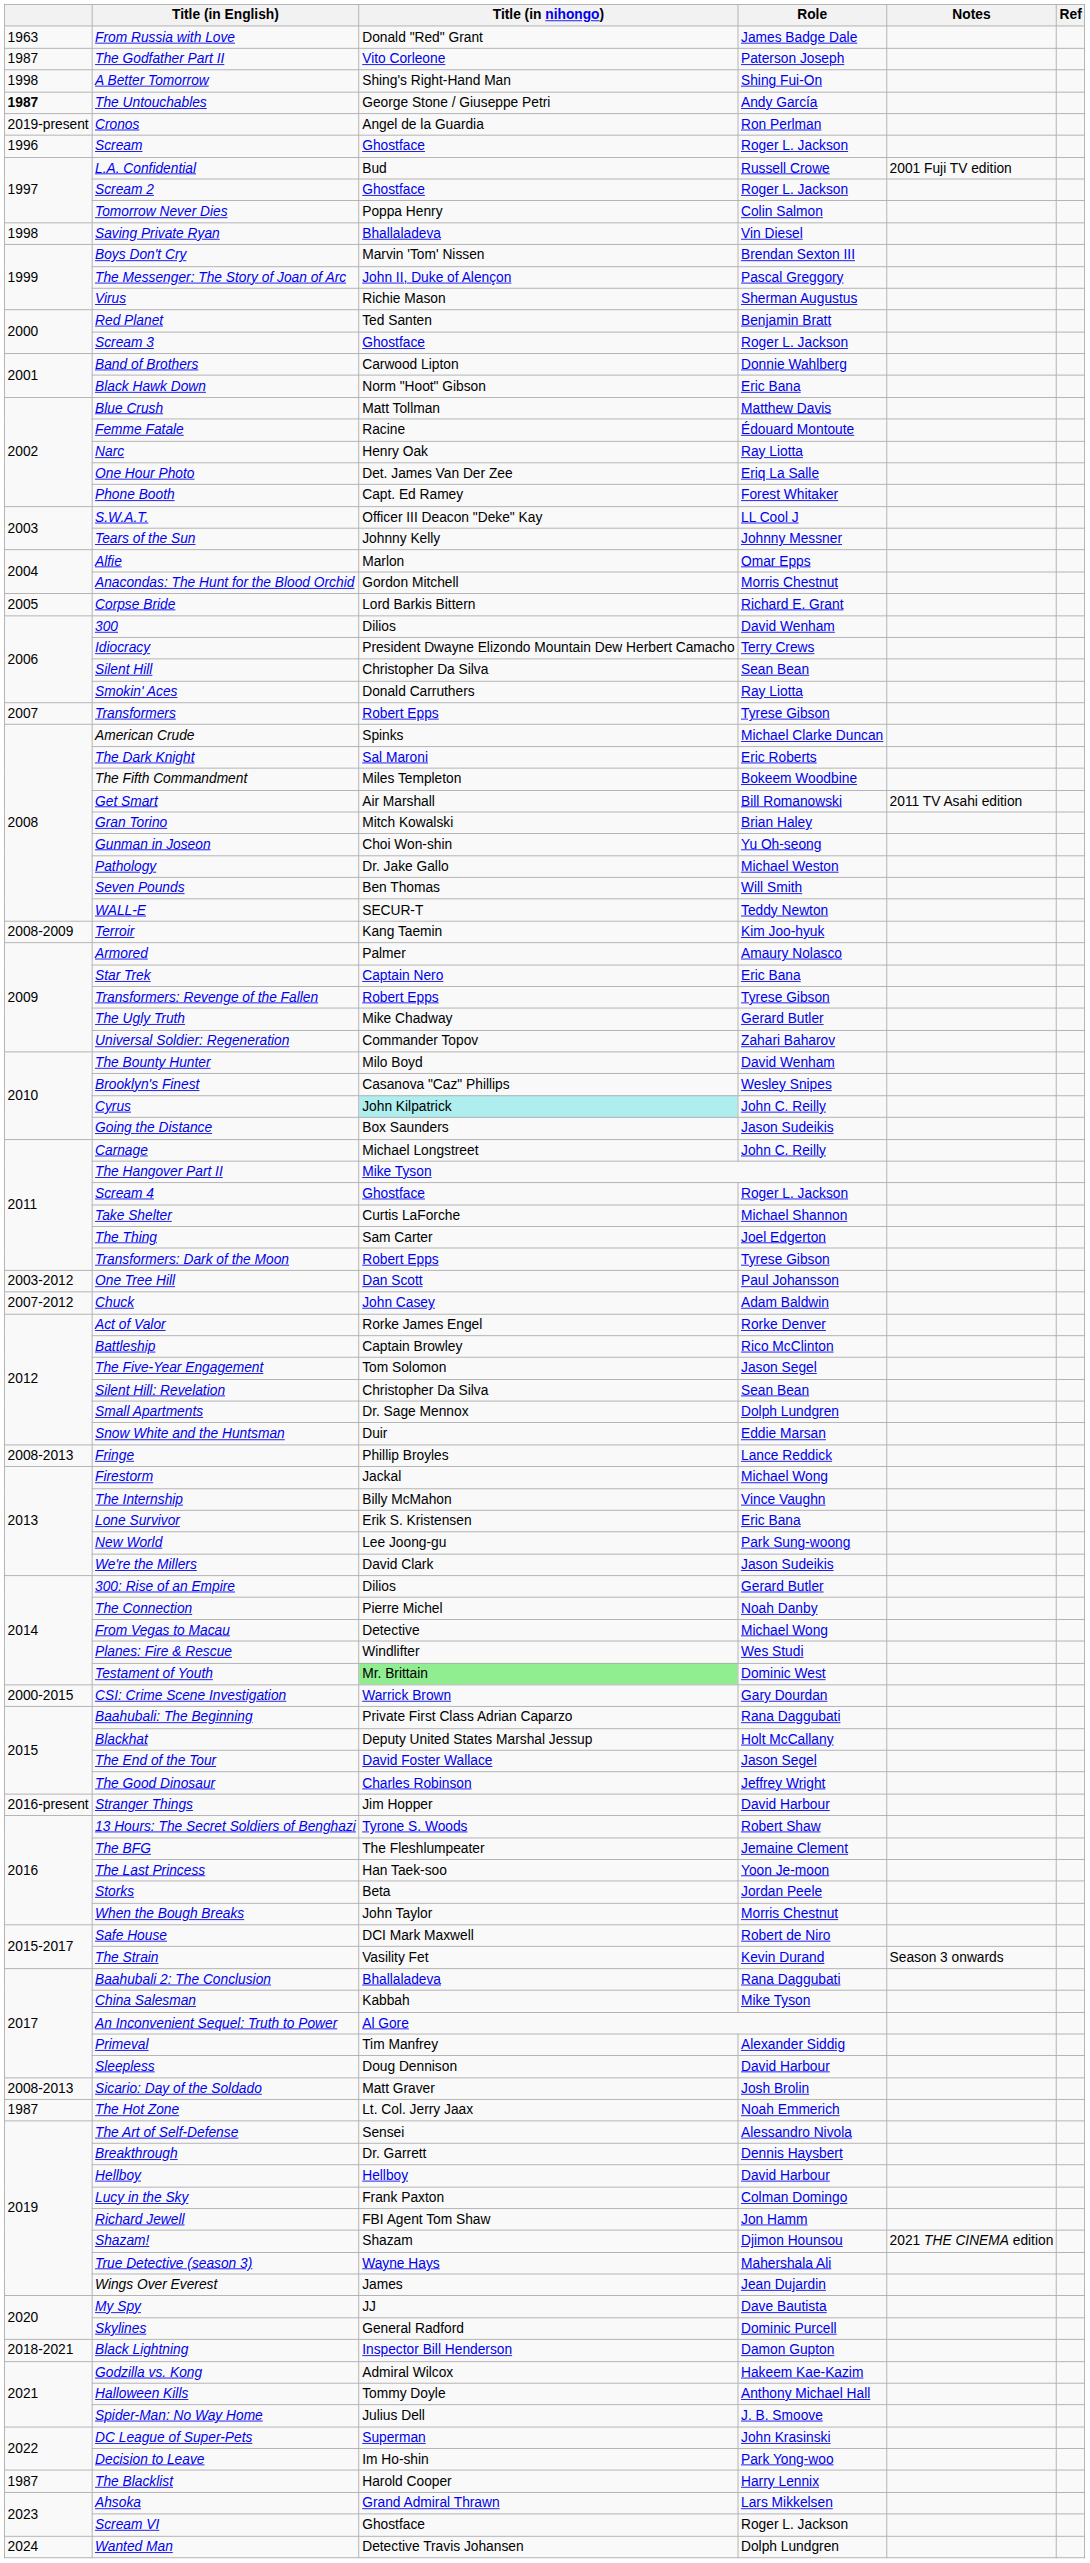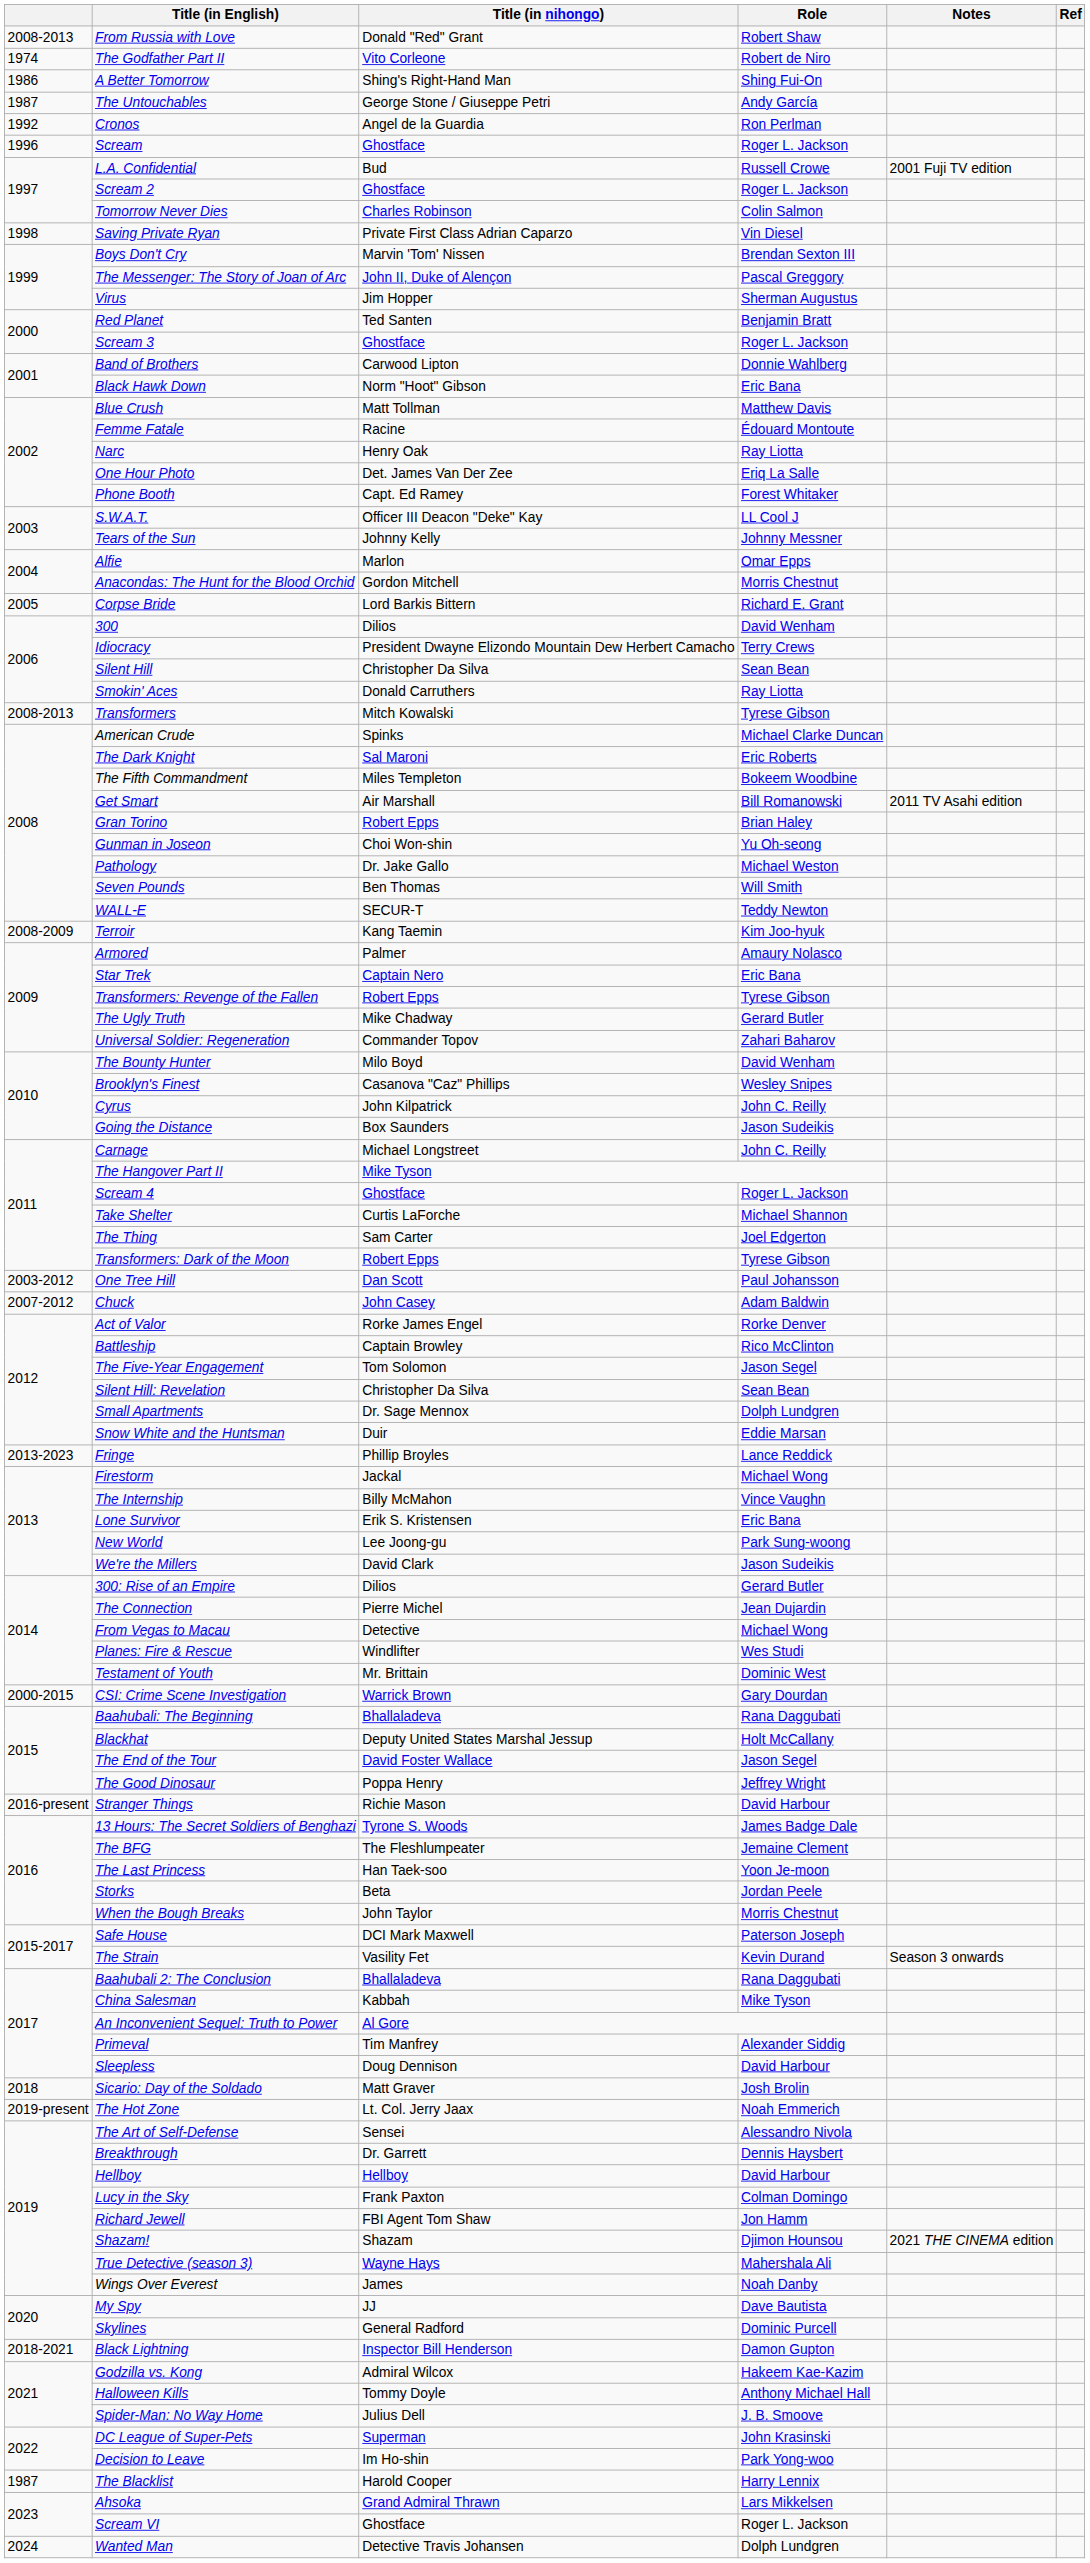(23, 37) 1963 -> (41, 37) 2008-2013
(799, 37) James Badge Dale -> (781, 37) Robert Shaw
(23, 59) 1987 -> (23, 59) 1974
(793, 59) Paterson Joseph -> (786, 59) Robert de Niro
(23, 80) 1998 -> (23, 80) 1986
(23, 102) bold -> (23, 102) normal
(48, 124) 2019-present -> (23, 124) 1992
(402, 211) Poppa Henry -> (417, 211) Charles Robinson
(402, 233) Bhallaladeva -> (467, 233) Private First Class Adrian Caparzo
(404, 299) Richie Mason -> (397, 299) Jim Hopper
(23, 713) 2007 -> (41, 713) 2008-2013
(400, 713) Robert Epps -> (408, 713) Mitch Kowalski
(408, 822) Mitch Kowalski -> (400, 822) Robert Epps
(407, 1106) paleturquoise background -> (407, 1106) no background
(41, 1455) 2008-2013 -> (41, 1455) 2013-2023
(779, 1608) Noah Danby -> (783, 1608) Jean Dujardin
(395, 1673) lightgreen background -> (395, 1673) no background
(467, 1717) Private First Class Adrian Caparzo -> (402, 1717) Bhallaladeva
(417, 1783) Charles Robinson -> (402, 1783) Poppa Henry
(397, 1804) Jim Hopper -> (404, 1804) Richie Mason
(781, 1826) Robert Shaw -> (799, 1826) James Badge Dale
(786, 1935) Robert de Niro -> (793, 1935) Paterson Joseph
(41, 2088) 2008-2013 -> (23, 2088) 2018
(23, 2110) 1987 -> (48, 2110) 2019-present
(783, 2284) Jean Dujardin -> (779, 2284) Noah Danby
